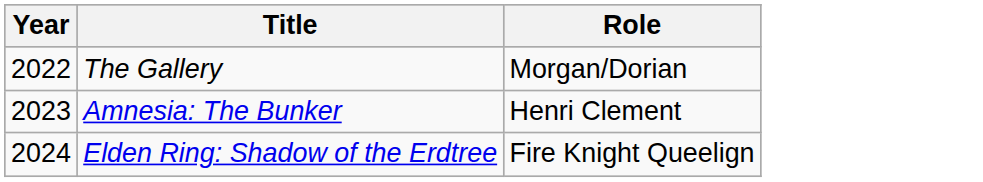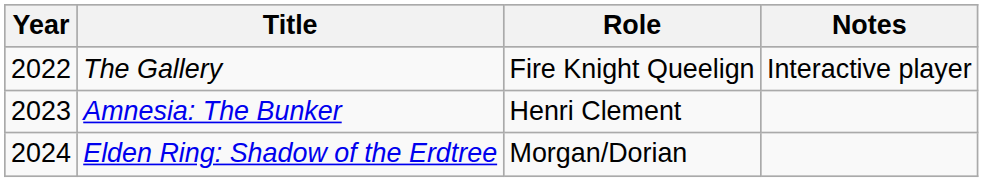+ column: (869, 25)
(598, 68) Morgan/Dorian -> (632, 68) Fire Knight Queelign
(632, 153) Fire Knight Queelign -> (598, 153) Morgan/Dorian
